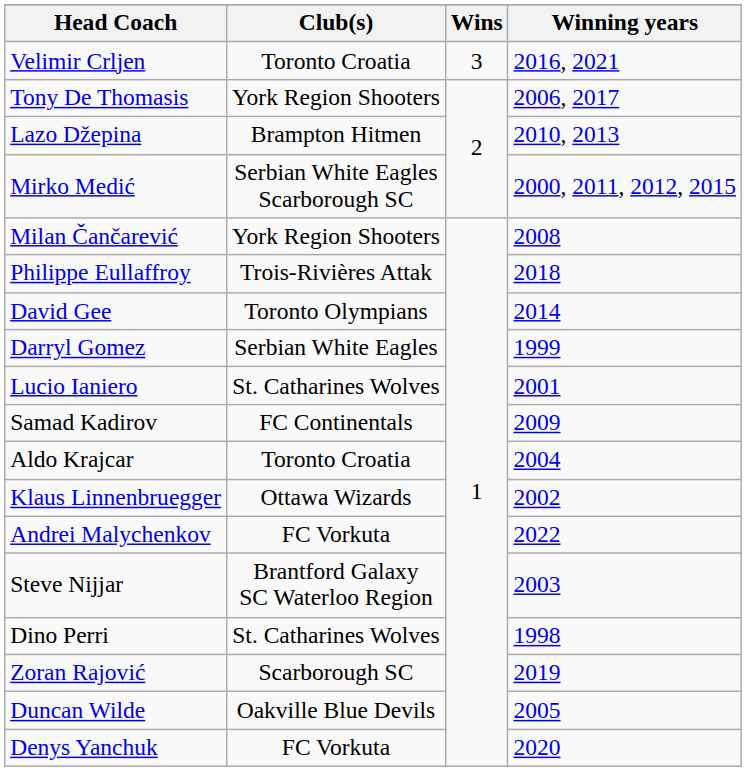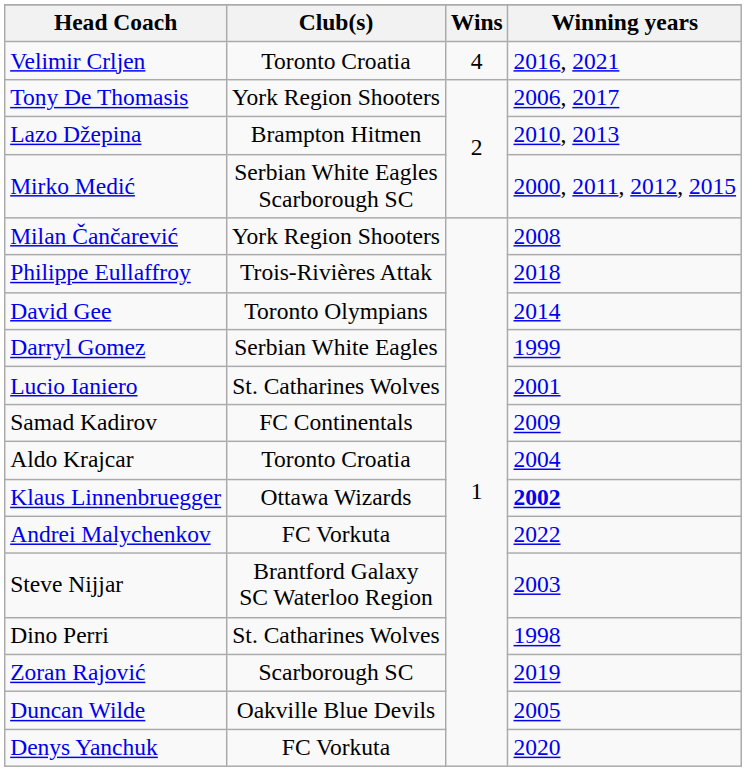(477, 60) 3 -> (477, 60) 4
(537, 497) normal -> (537, 497) bold
